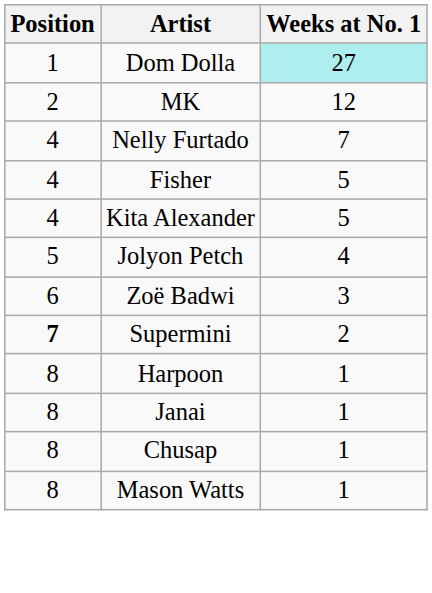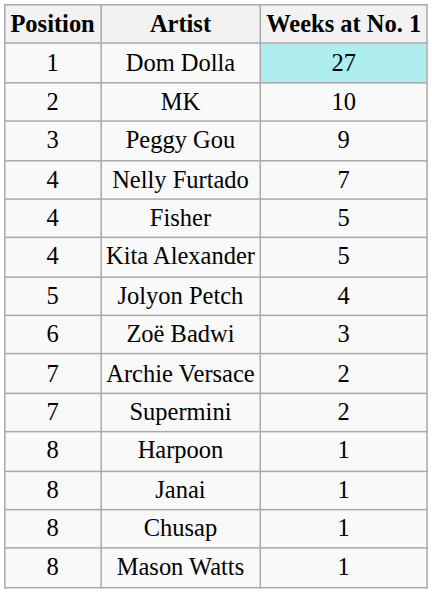(344, 101) 12 -> (344, 101) 10
+ row: (180, 140)
+ row: (180, 373)
(53, 334) bold -> (53, 412) normal
